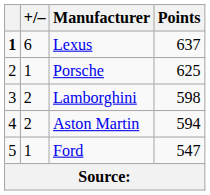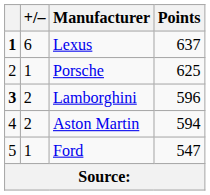(12, 97) normal -> (12, 97) bold
(189, 97) 598 -> (189, 97) 596
